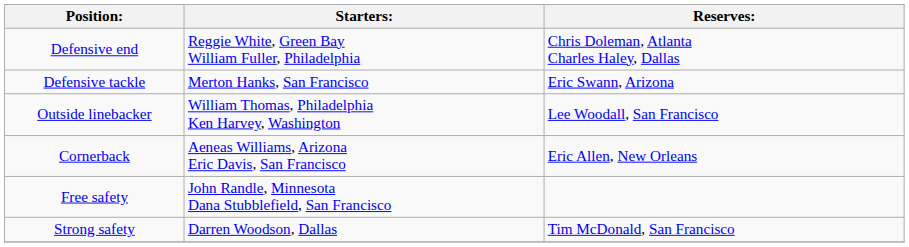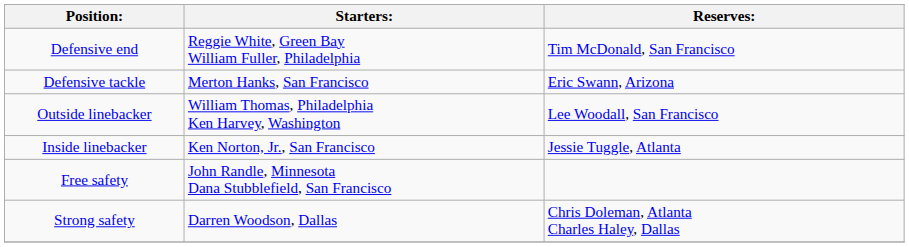(620, 49) Chris Doleman, Atlanta Charles Haley, Dallas -> (641, 49) Tim McDonald, San Francisco
+ row: (94, 147)
- row: (94, 155)
(641, 229) Tim McDonald, San Francisco -> (620, 221) Chris Doleman, Atlanta Charles Haley, Dallas
